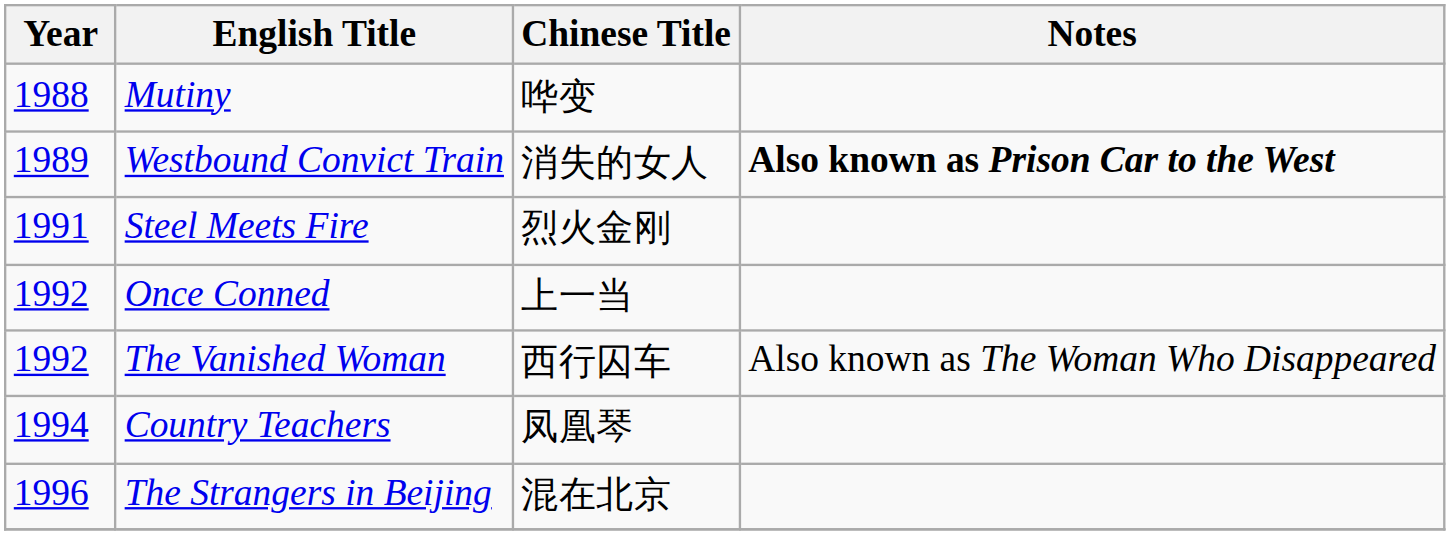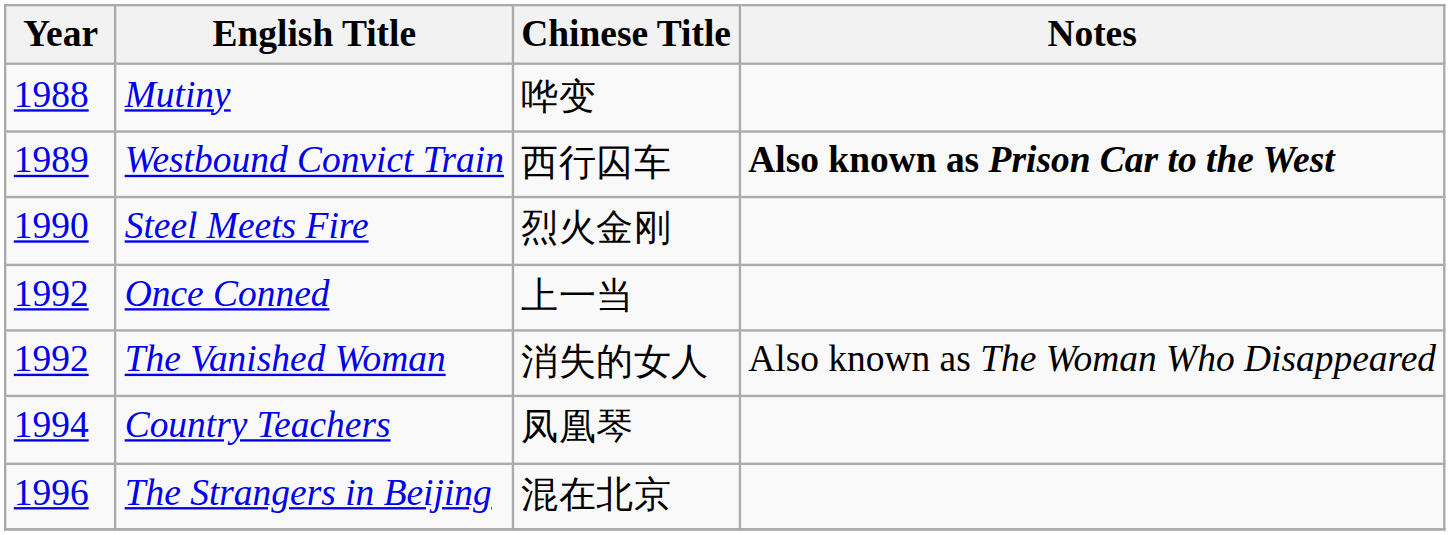(615, 162) 消失的女人 -> (596, 162) 西行囚车
(51, 226) 1991 -> (51, 226) 1990
(596, 361) 西行囚车 -> (615, 361) 消失的女人
